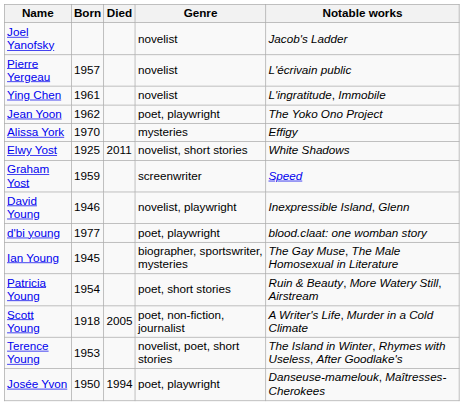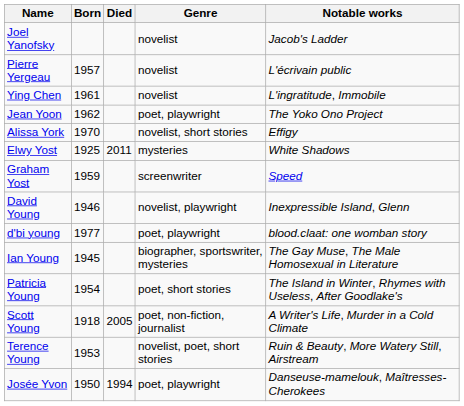(163, 132) mysteries -> (193, 132) novelist, short stories
(193, 151) novelist, short stories -> (163, 151) mysteries
(355, 289) Ruin & Beauty, More Watery Still, Airstream -> (357, 289) The Island in Winter, Rhymes with Useless, After Goodlake's
(357, 353) The Island in Winter, Rhymes with Useless, After Goodlake's -> (355, 353) Ruin & Beauty, More Watery Still, Airstream
